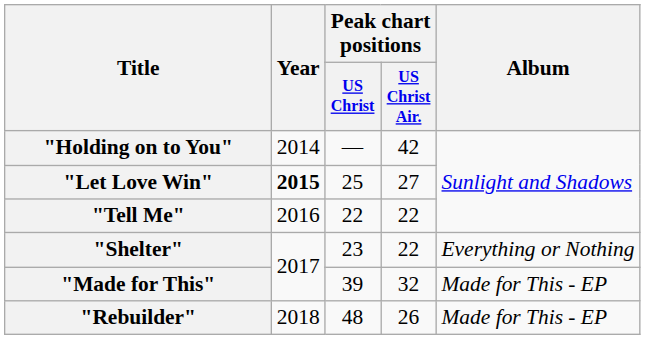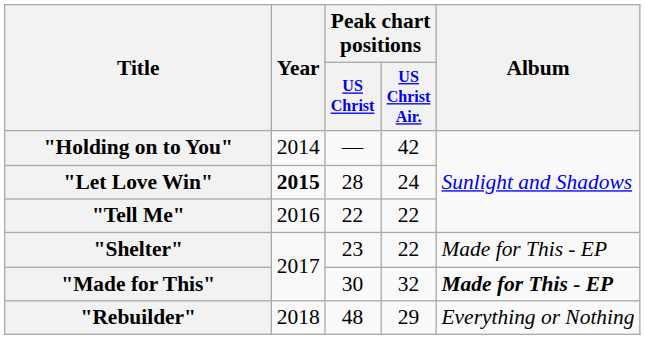(353, 181) 25 -> (353, 181) 28
(409, 181) 27 -> (409, 181) 24
(538, 249) Everything or Nothing -> (524, 249) Made for This - EP
(353, 283) 39 -> (353, 283) 30
(524, 283) normal -> (527, 283) bold
(409, 317) 26 -> (409, 317) 29
(524, 317) Made for This - EP -> (538, 317) Everything or Nothing
